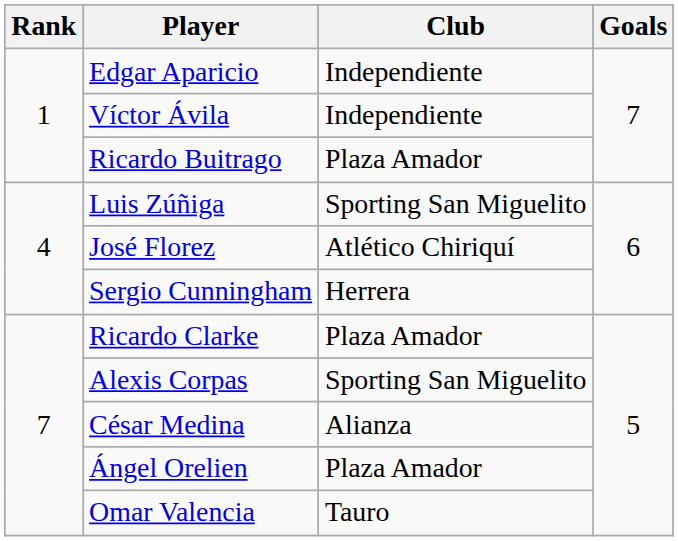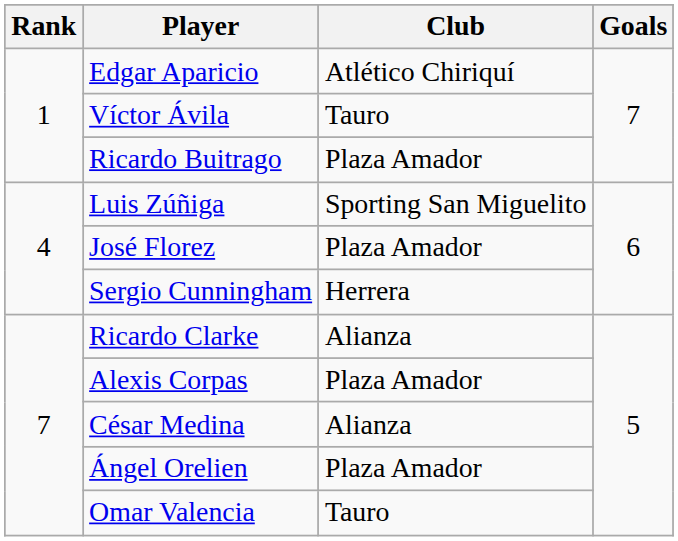(404, 70) Independiente -> (420, 70) Atlético Chiriquí
(404, 114) Independiente -> (357, 114) Tauro
(420, 247) Atlético Chiriquí -> (403, 247) Plaza Amador
(403, 335) Plaza Amador -> (368, 335) Alianza
(456, 379) Sporting San Miguelito -> (403, 379) Plaza Amador
